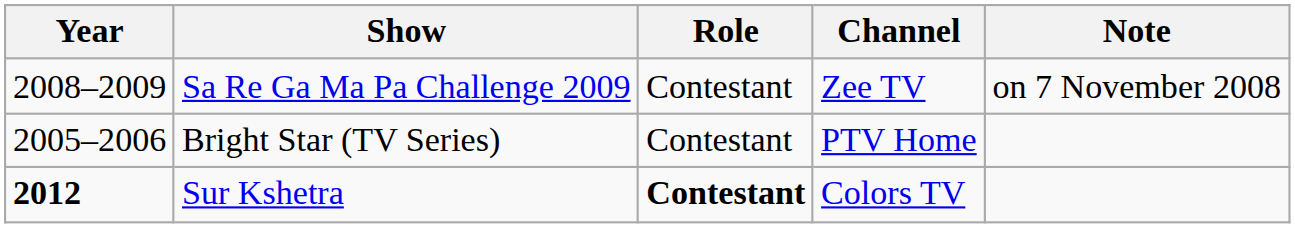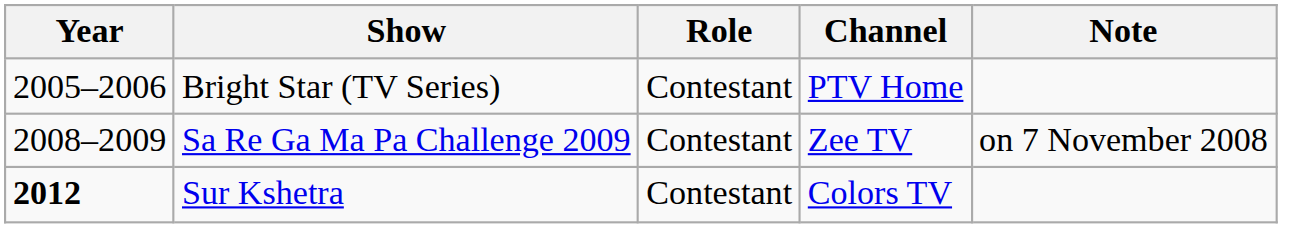rows swapped: (341, 139) <-> (406, 85)
(726, 193) bold -> (719, 193) normal
